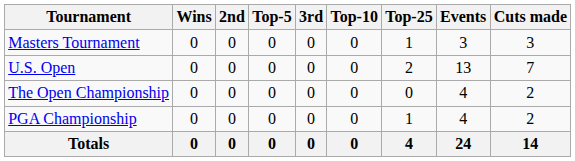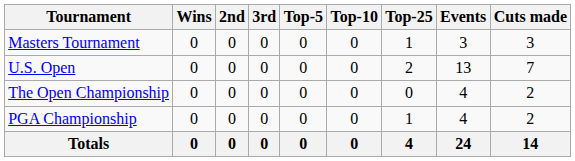columns swapped: (311, 17) <-> (272, 17)
